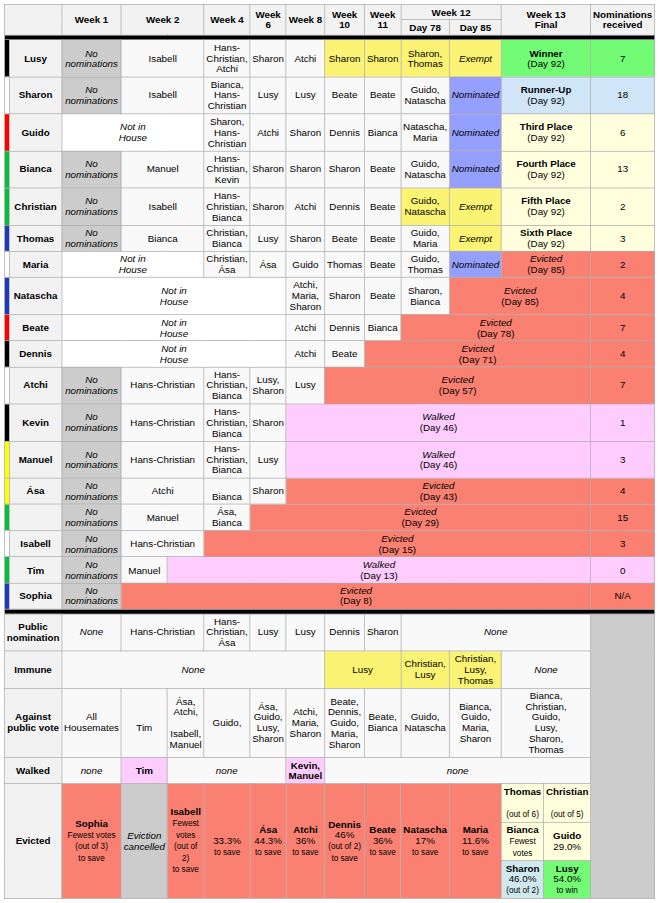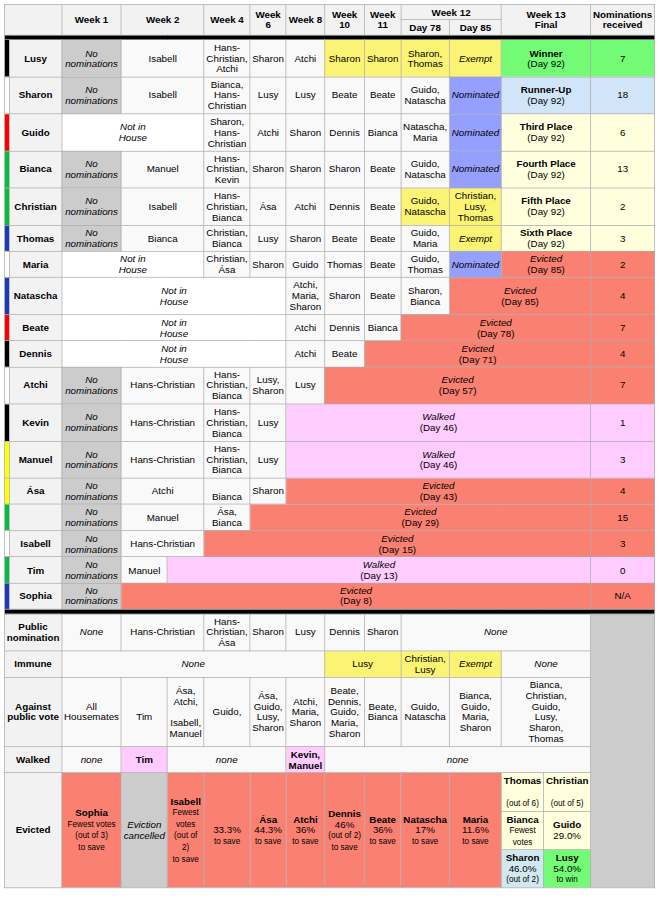(268, 206) Sharon -> (268, 206) Ása
(475, 206) Exempt -> (475, 206) Christian, Lusy, Thomas
(268, 264) Ása -> (268, 264) Sharon
(268, 422) Sharon -> (268, 422) Lusy
(268, 632) Lusy -> (268, 632) Sharon
(475, 669) Christian, Lusy, Thomas -> (475, 664) Exempt
